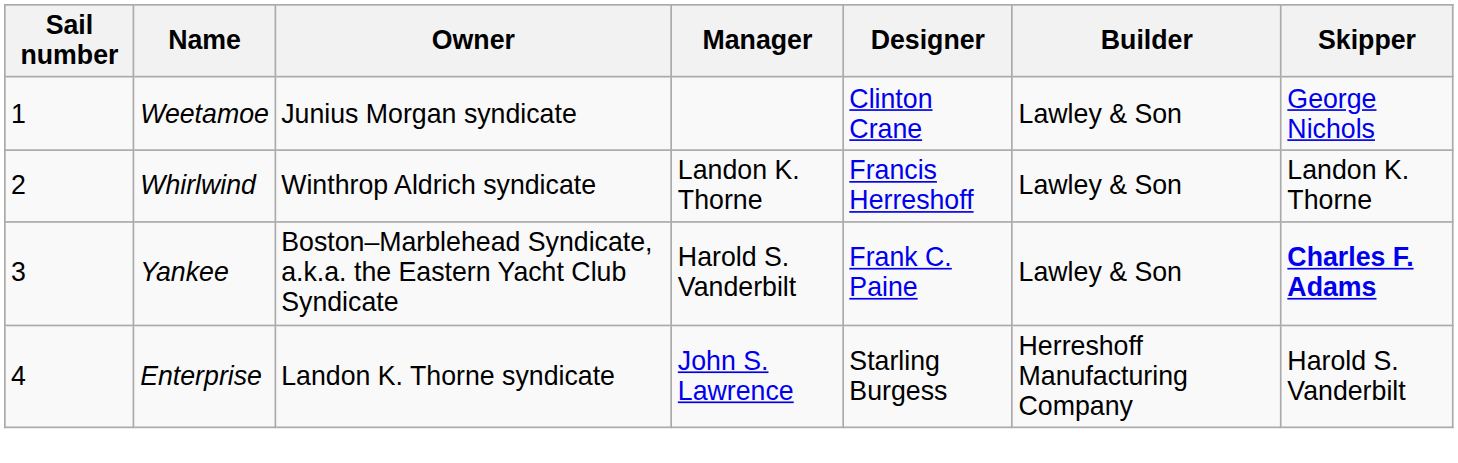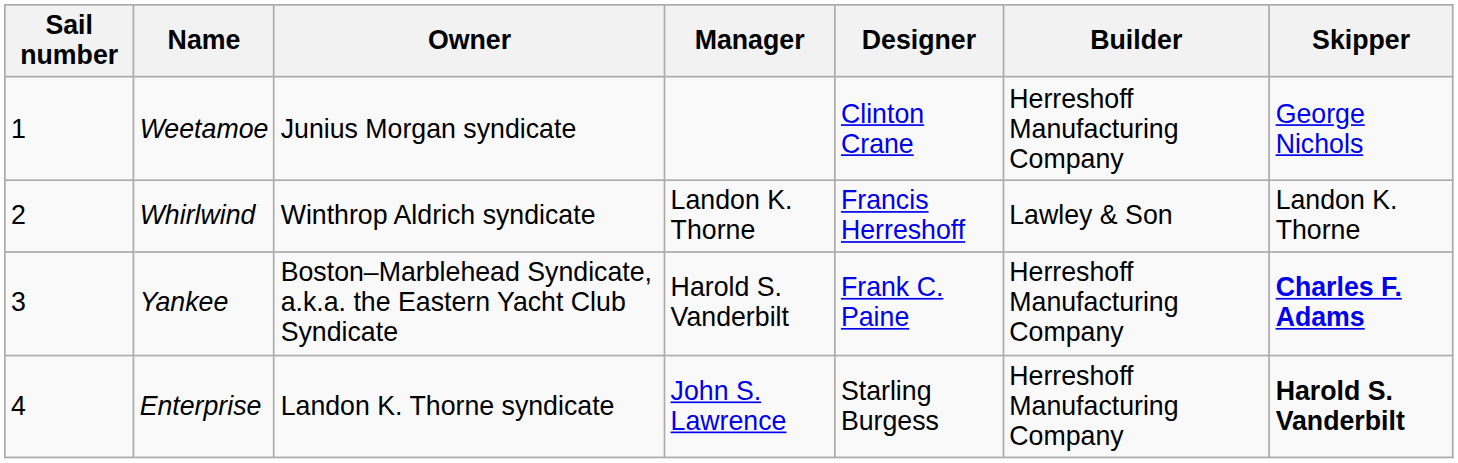(1100, 113) Lawley & Son -> (1094, 128) Herreshoff Manufacturing Company
(1100, 273) Lawley & Son -> (1094, 303) Herreshoff Manufacturing Company
(1347, 375) normal -> (1340, 405) bold
